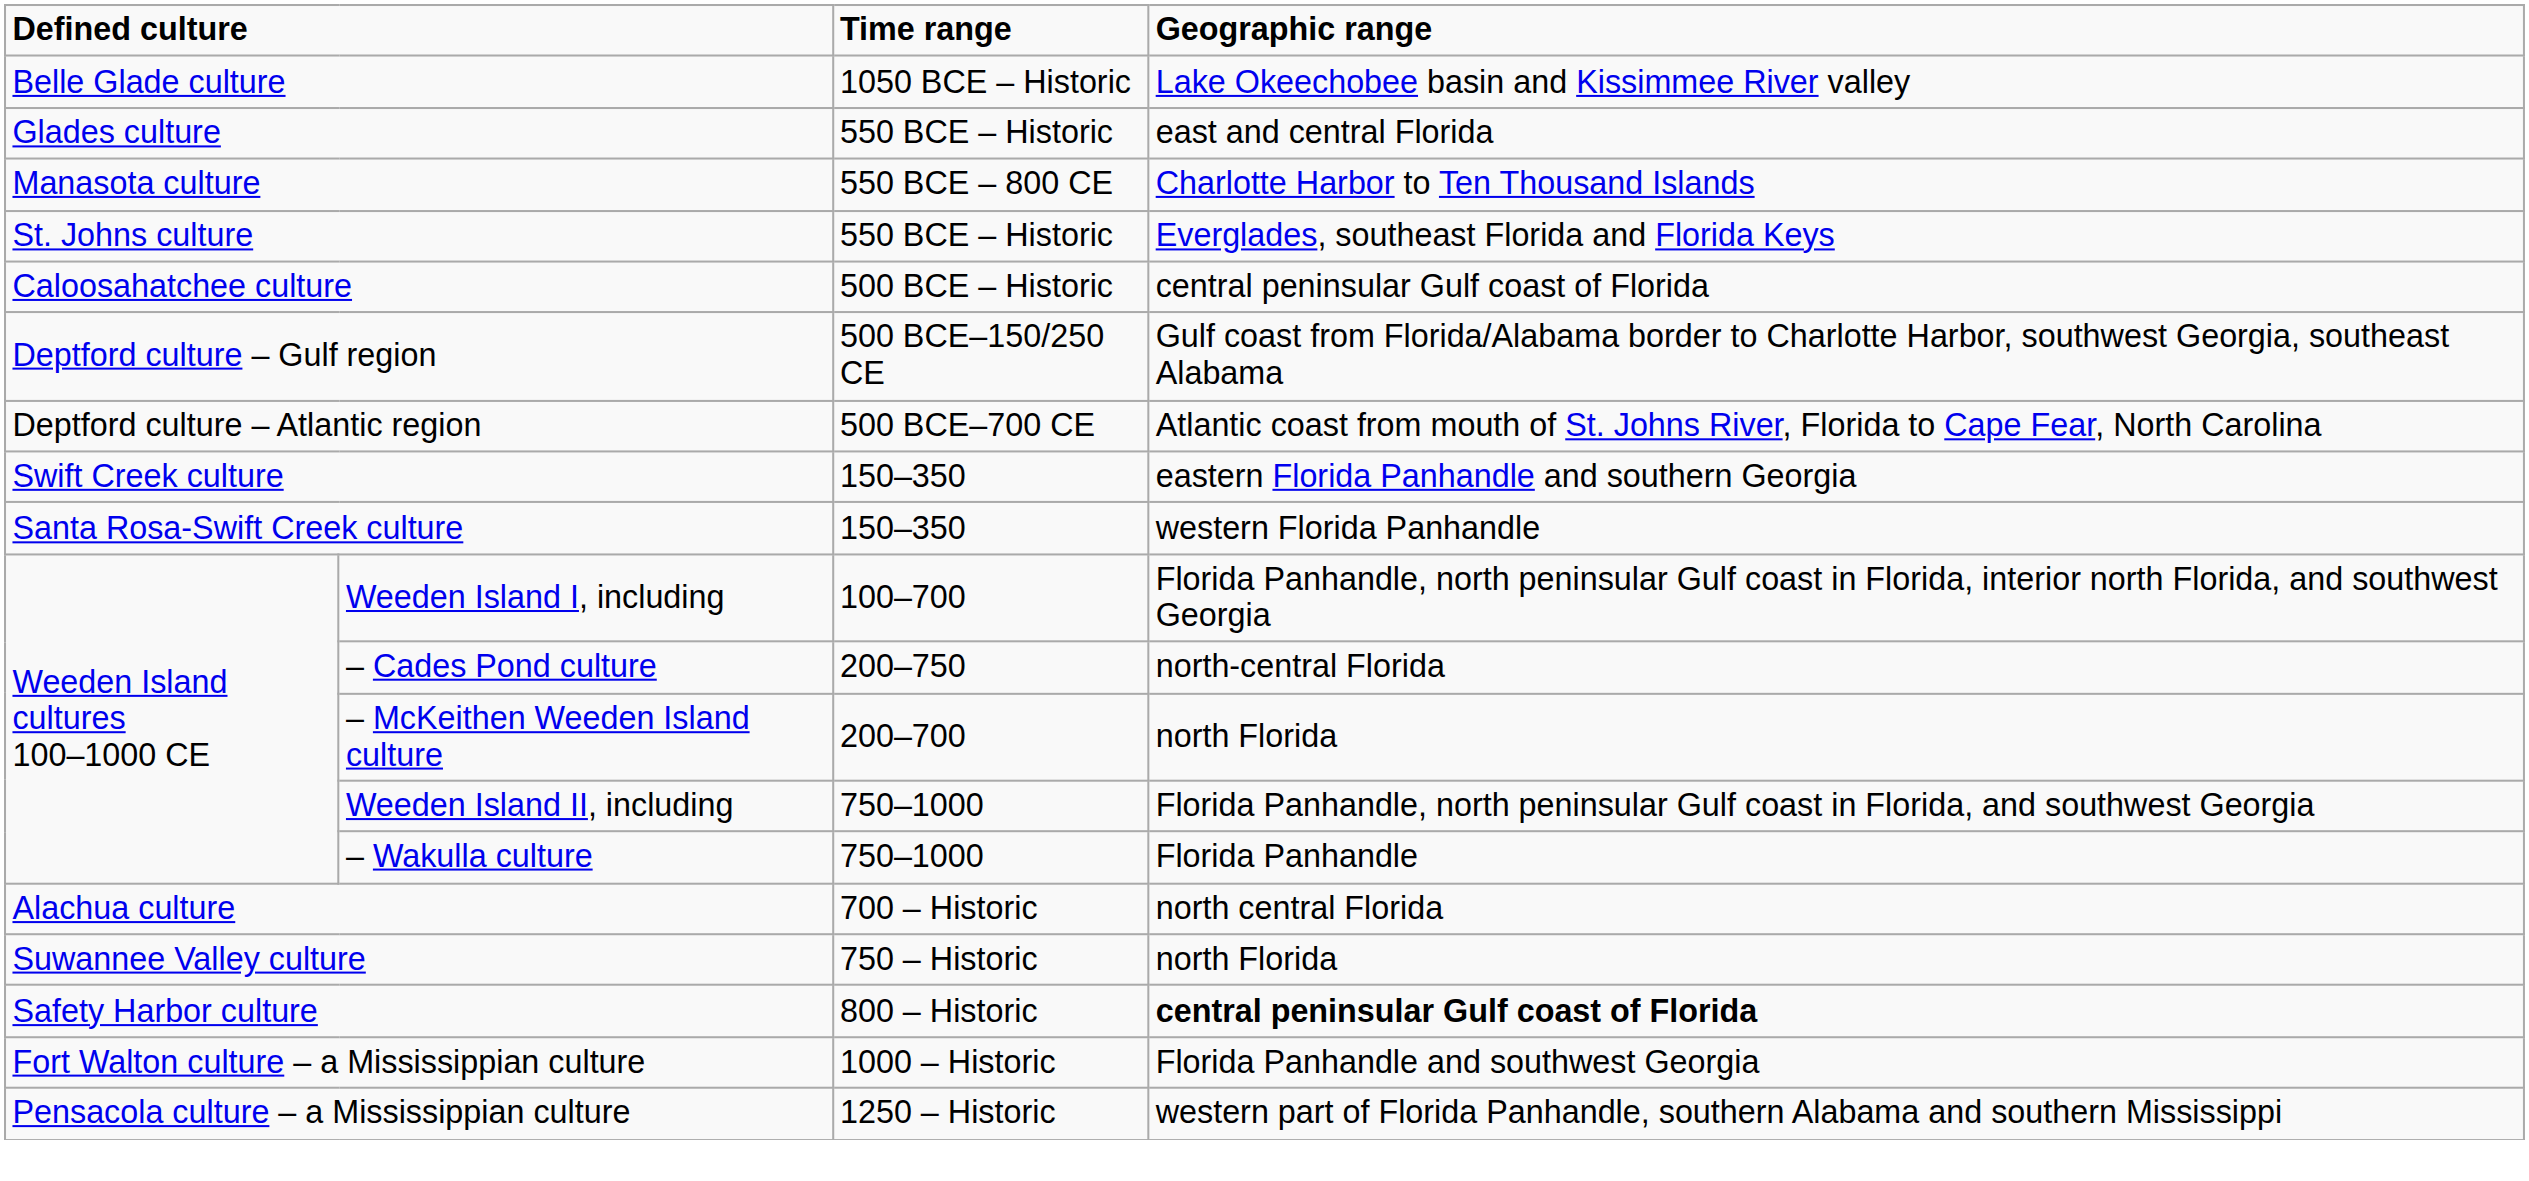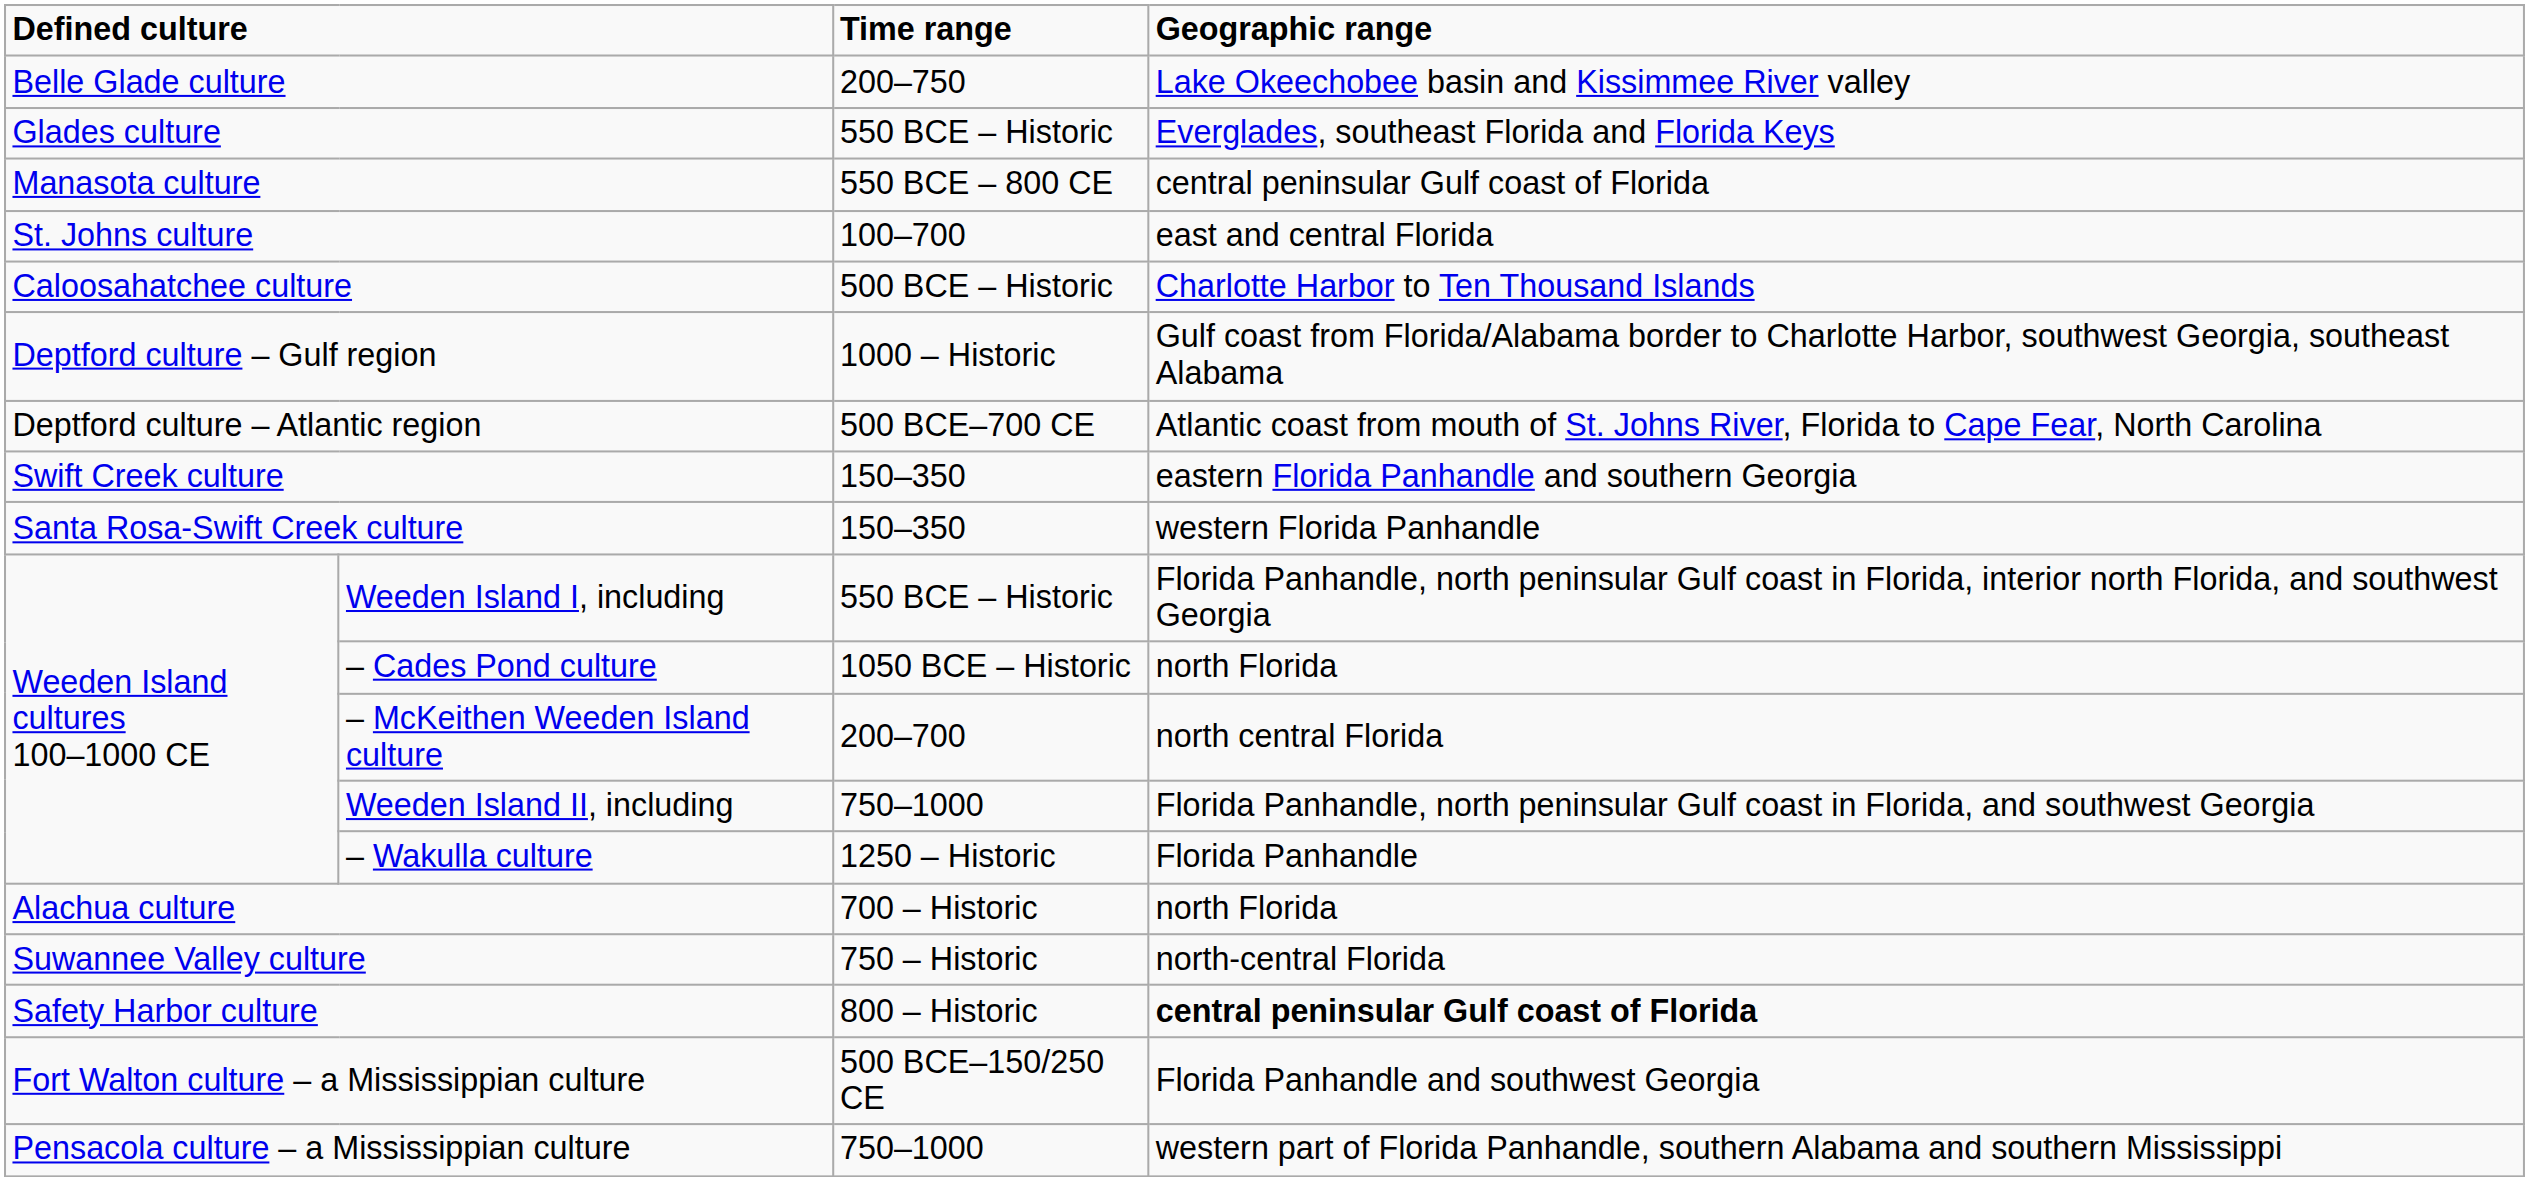(985, 81) 1050 BCE – Historic -> (903, 81) 200–750
(1325, 132) east and central Florida -> (1495, 132) Everglades, southeast Florida and Florida Keys
(1455, 183) Charlotte Harbor to Ten Thousand Islands -> (1432, 183) central peninsular Gulf coast of Florida
(976, 235) 550 BCE – Historic -> (903, 235) 100–700
(1495, 235) Everglades, southeast Florida and Florida Keys -> (1325, 235) east and central Florida
(1432, 286) central peninsular Gulf coast of Florida -> (1455, 286) Charlotte Harbor to Ten Thousand Islands
(972, 355) 500 BCE–150/250 CE -> (948, 355) 1000 – Historic
(903, 597) 100–700 -> (976, 597) 550 BCE – Historic
(903, 666) 200–750 -> (985, 666) 1050 BCE – Historic
(1300, 666) north-central Florida -> (1246, 666) north Florida
(1246, 736) north Florida -> (1299, 736) north central Florida
(912, 856) 750–1000 -> (948, 856) 1250 – Historic
(1299, 908) north central Florida -> (1246, 908) north Florida
(1246, 959) north Florida -> (1300, 959) north-central Florida
(948, 1061) 1000 – Historic -> (972, 1080) 500 BCE–150/250 CE
(948, 1113) 1250 – Historic -> (912, 1149) 750–1000
